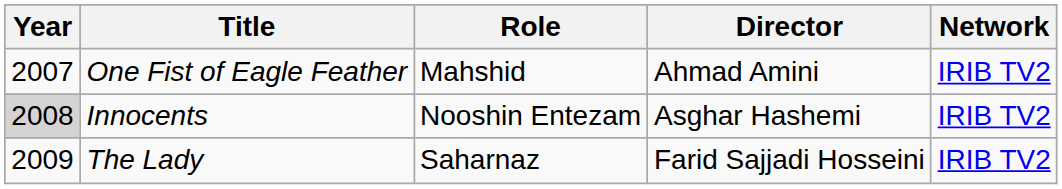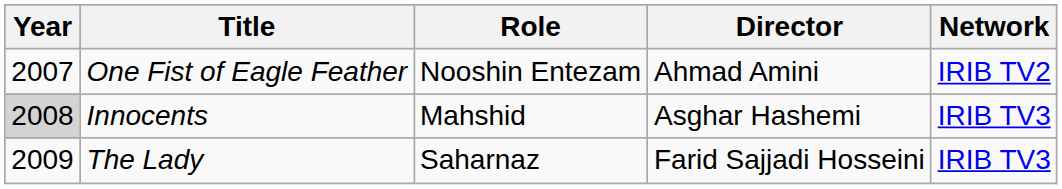(473, 71) Mahshid -> (531, 71) Nooshin Entezam
(531, 115) Nooshin Entezam -> (473, 115) Mahshid
(994, 115) IRIB TV2 -> (994, 115) IRIB TV3
(994, 159) IRIB TV2 -> (994, 159) IRIB TV3
